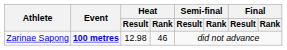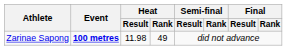(136, 39) 12.98 -> (136, 39) 11.98
(162, 39) 46 -> (162, 39) 49
